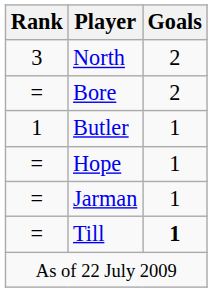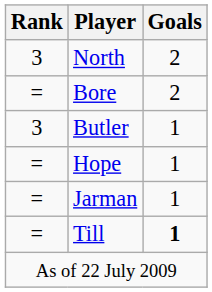(37, 128) 1 -> (37, 128) 3
